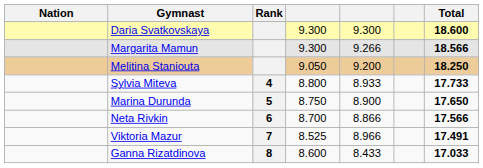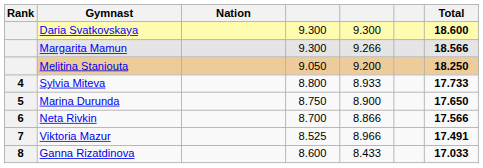columns swapped: (269, 13) <-> (56, 13)
